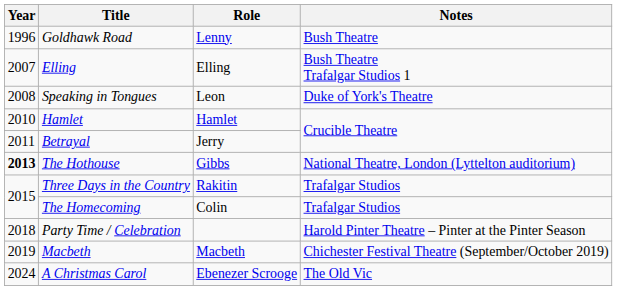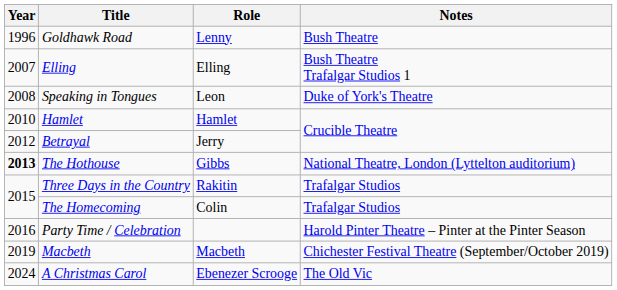(21, 141) 2011 -> (22, 141) 2012
(22, 229) 2018 -> (22, 229) 2016
